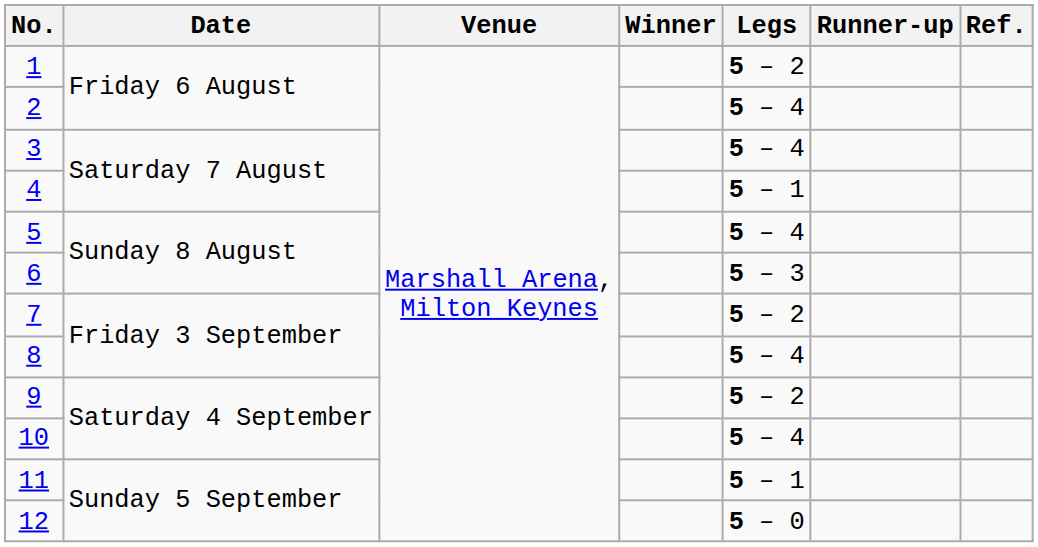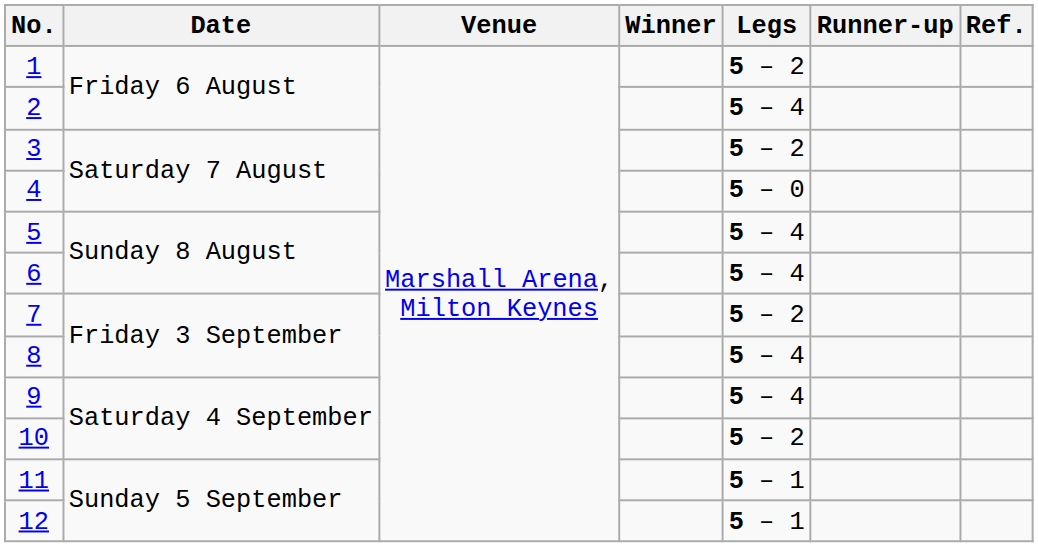(767, 150) 5 – 4 -> (767, 150) 5 – 2
(767, 191) 5 – 1 -> (767, 191) 5 – 0
(767, 274) 5 – 3 -> (767, 274) 5 – 4
(767, 397) 5 – 2 -> (767, 397) 5 – 4
(767, 439) 5 – 4 -> (767, 439) 5 – 2
(767, 521) 5 – 0 -> (767, 521) 5 – 1
